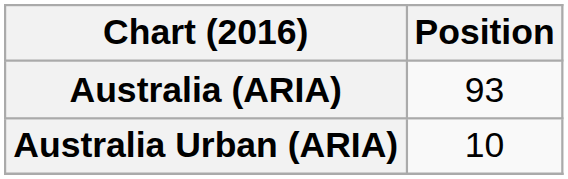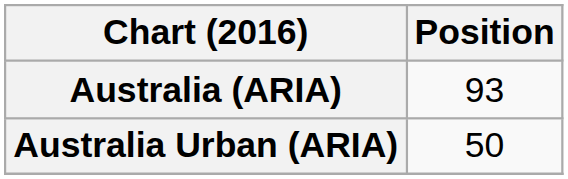(485, 145) 10 -> (485, 145) 50
